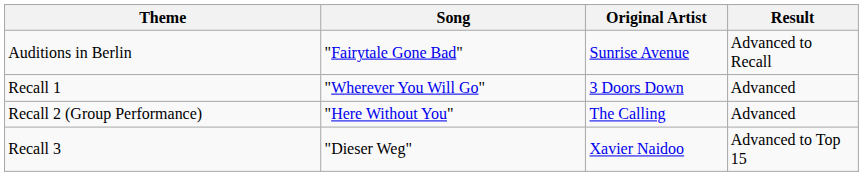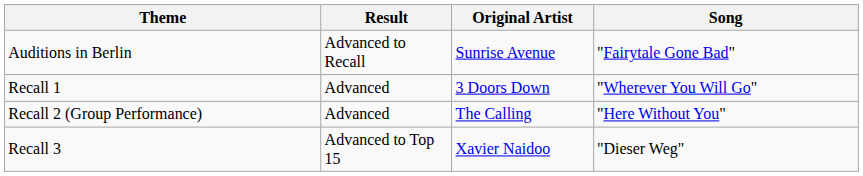columns swapped: (453, 16) <-> (793, 16)
